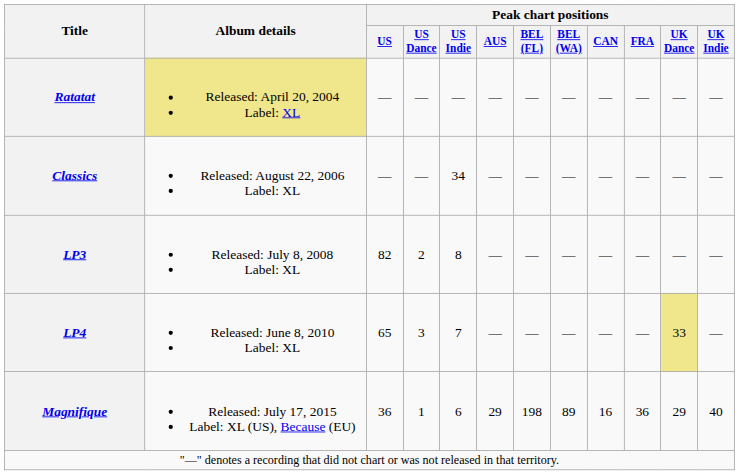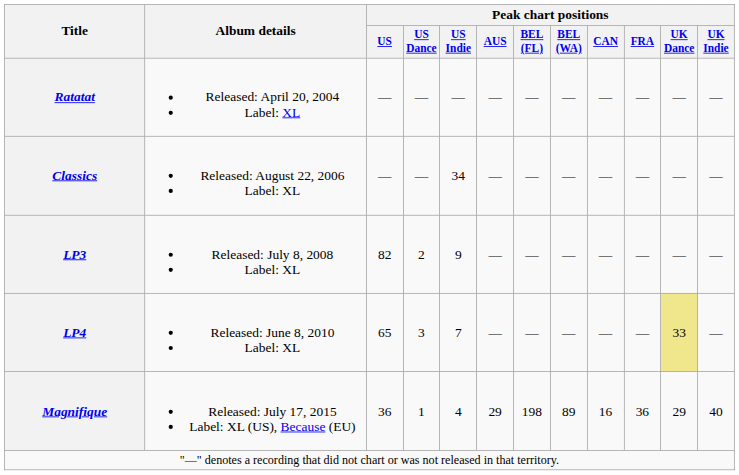(256, 105) khaki background -> (256, 105) no background
(458, 254) 8 -> (458, 254) 9
(458, 411) 6 -> (458, 411) 4
